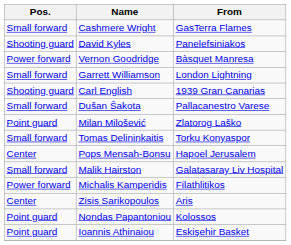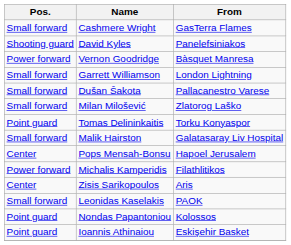- row: (105, 91)
(32, 122) Point guard -> (37, 106) Small forward
(37, 138) Small forward -> (32, 122) Point guard
rows swapped: (110, 169) <-> (125, 153)
+ row: (121, 201)
